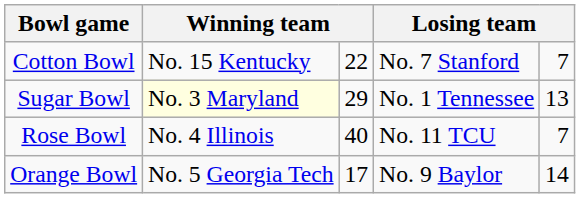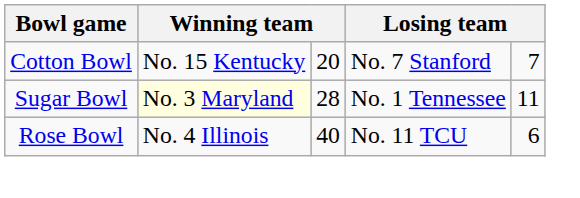(356, 60) 22 -> (328, 60) 20
(356, 98) 29 -> (328, 98) 28
(557, 98) 13 -> (528, 98) 11
(563, 135) 7 -> (534, 135) 6
- row: (74, 173)
